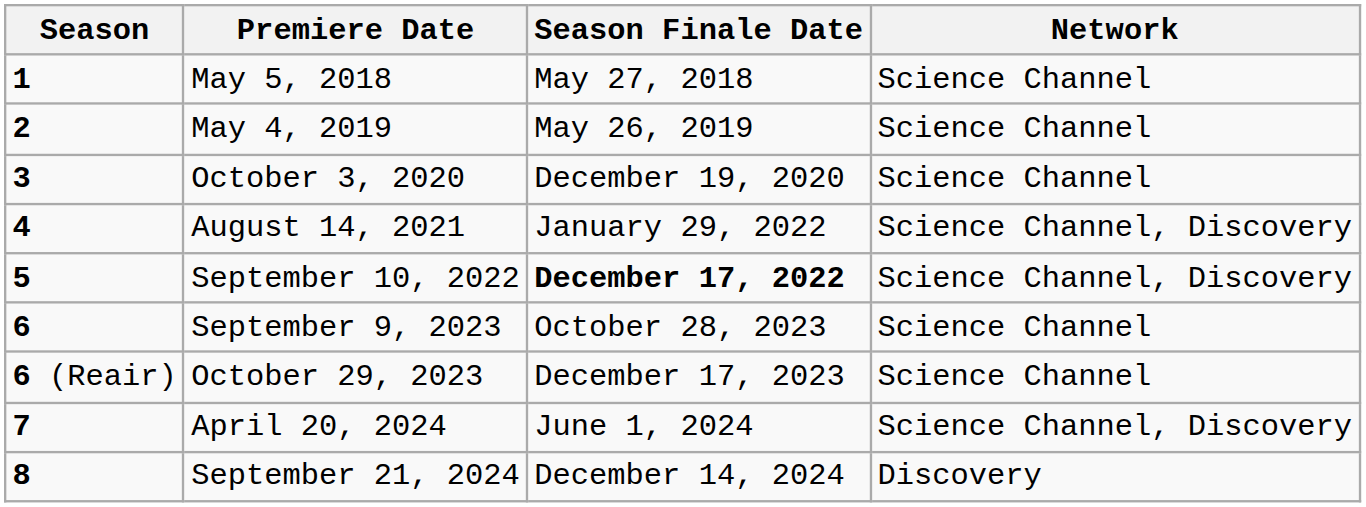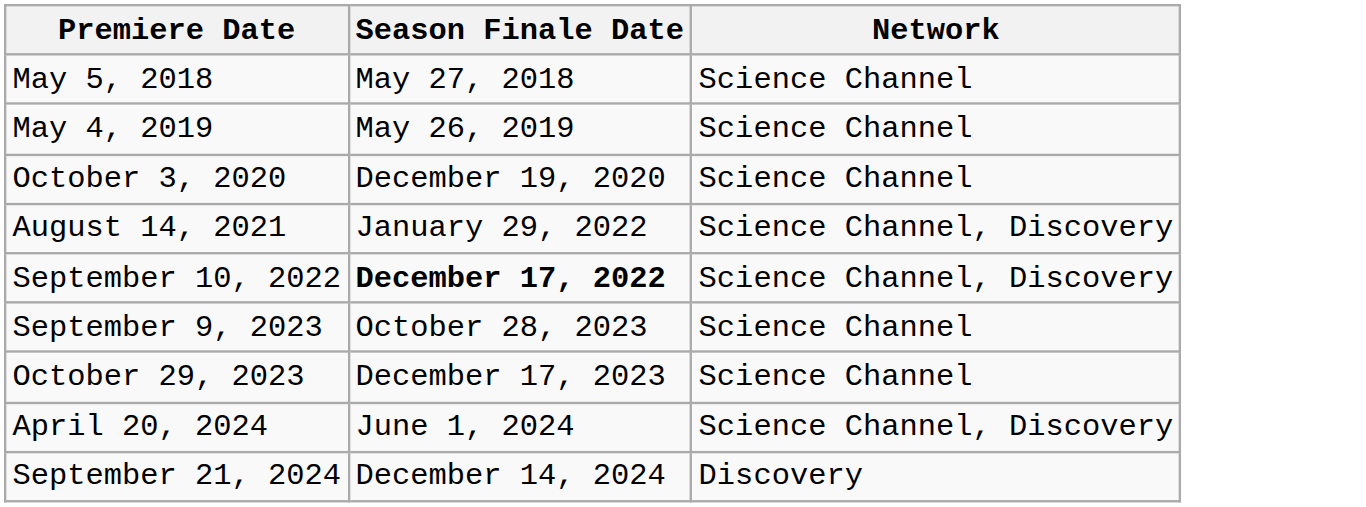- column: (95, 30)
